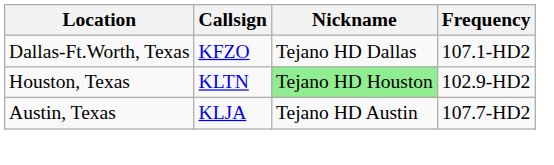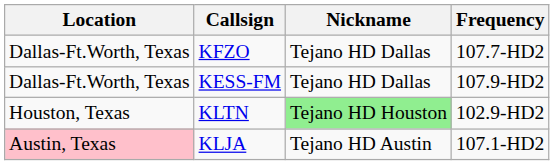(486, 50) 107.1-HD2 -> (500, 50) 107.7-HD2
+ row: (240, 81)
(62, 112) no background -> (62, 143) pink background
(486, 112) 107.7-HD2 -> (500, 143) 107.1-HD2
